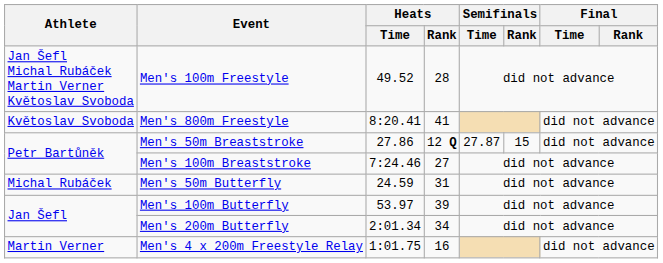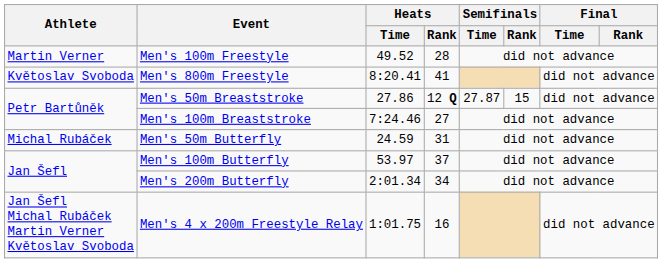(71, 79) Jan Šefl Michal Rubáček Martin Verner Květoslav Svoboda -> (56, 56) Martin Verner
(442, 205) 39 -> (442, 160) 37
(56, 247) Martin Verner -> (71, 224) Jan Šefl Michal Rubáček Martin Verner Květoslav Svoboda
